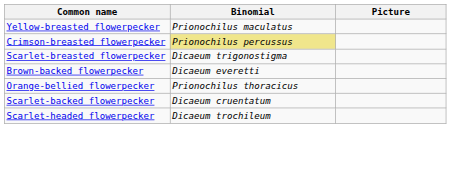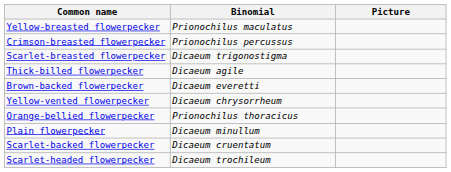(232, 41) khaki background -> (232, 41) no background
+ row: (75, 71)
+ row: (78, 101)
+ row: (56, 130)
